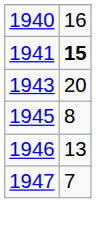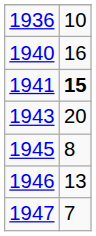+ row: (32, 20)
